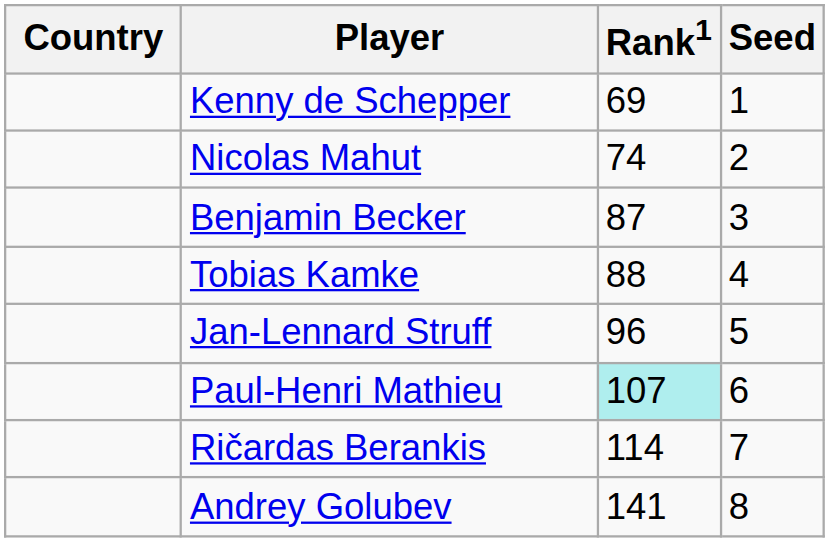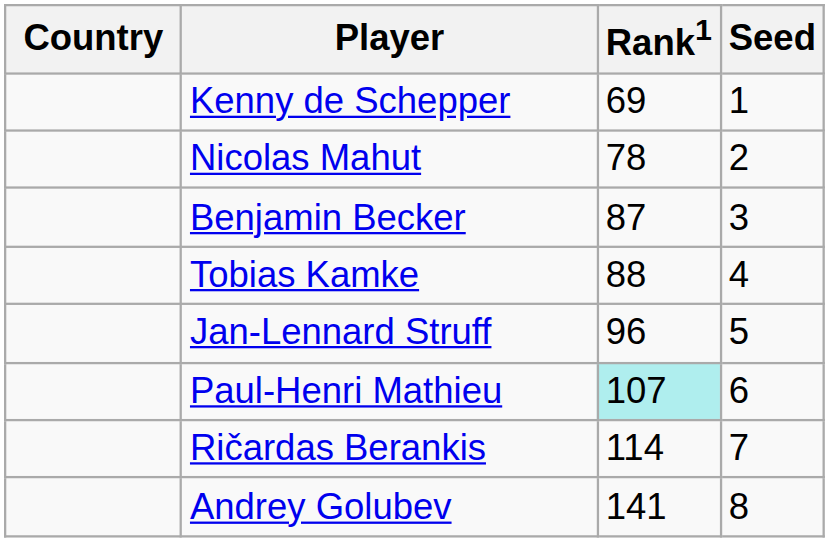(626, 159) 74 -> (626, 159) 78
